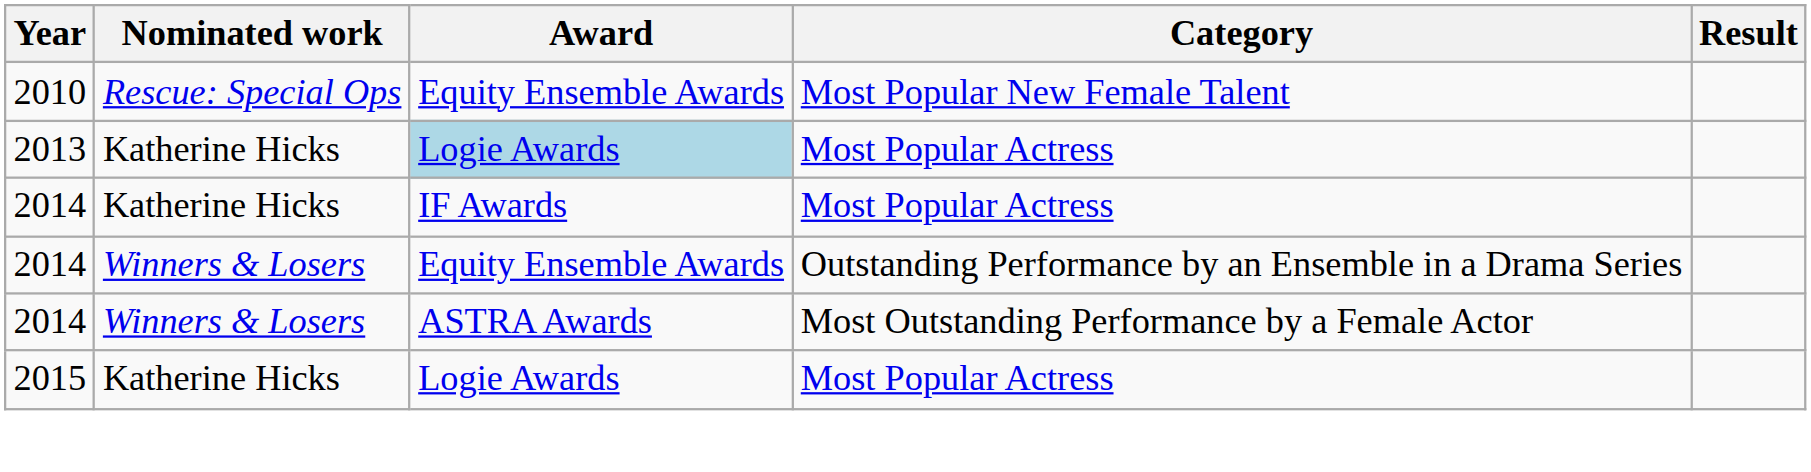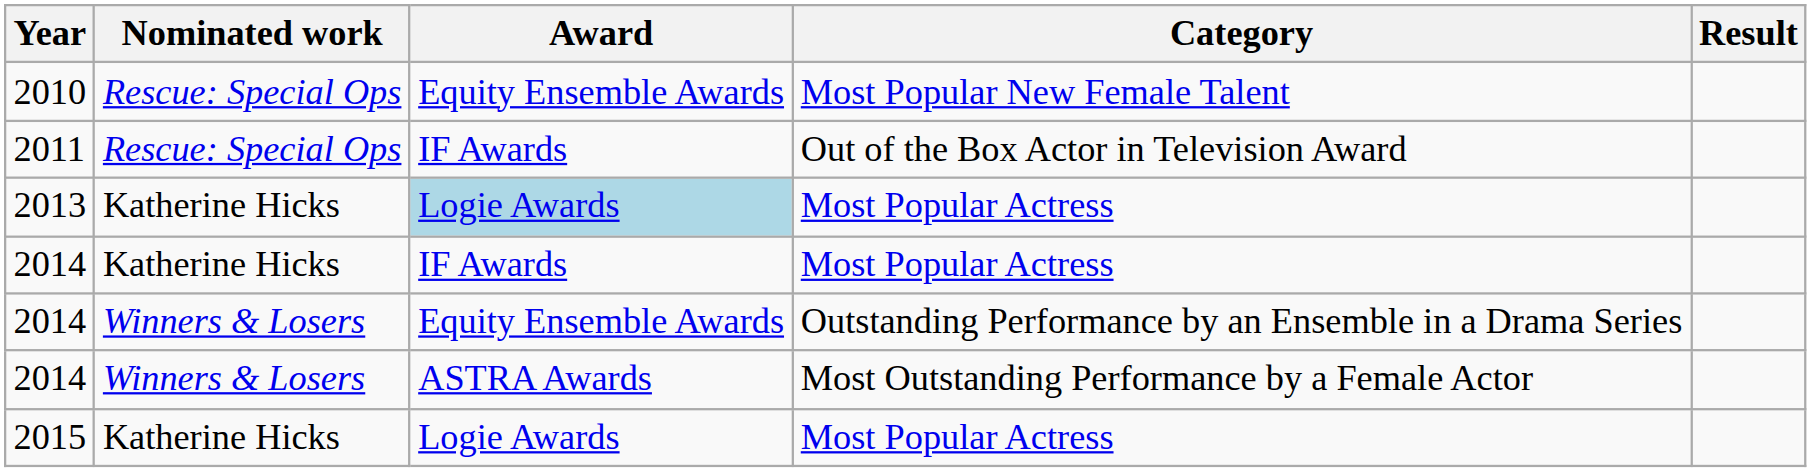+ row: (49, 148)
